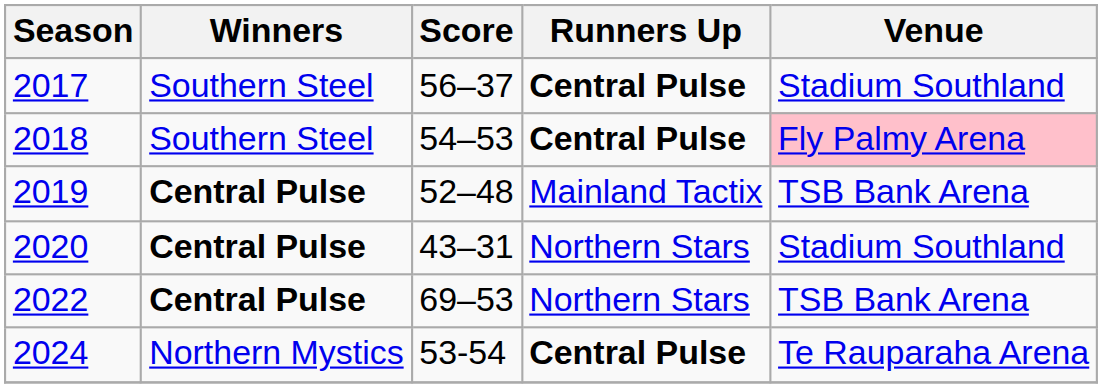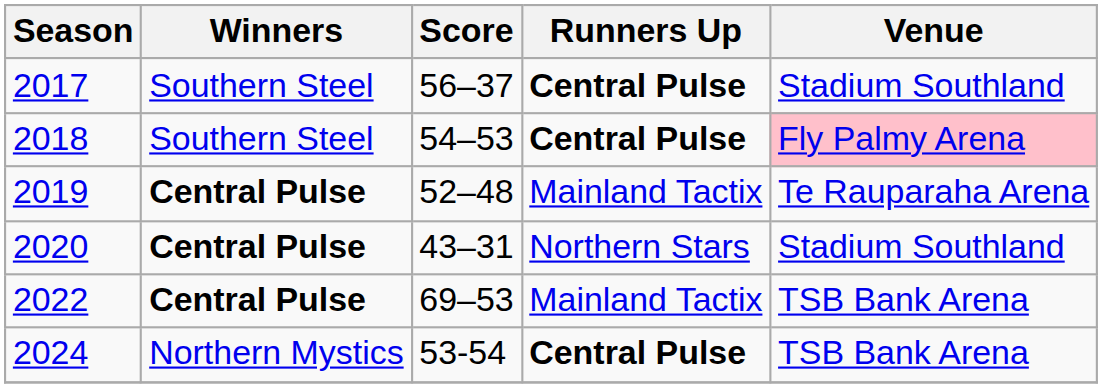(903, 192) TSB Bank Arena -> (934, 192) Te Rauparaha Arena
(640, 300) Northern Stars -> (646, 300) Mainland Tactix
(934, 354) Te Rauparaha Arena -> (903, 354) TSB Bank Arena
